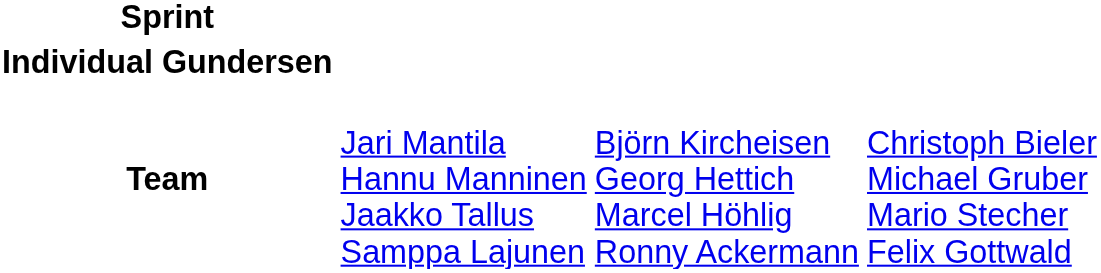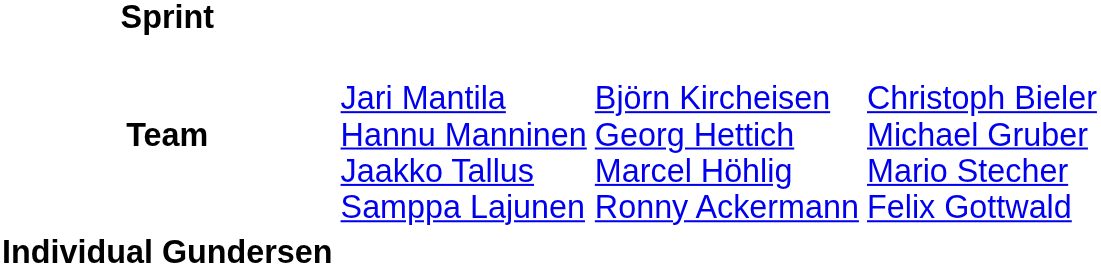rows swapped: (167, 62) <-> (167, 179)
